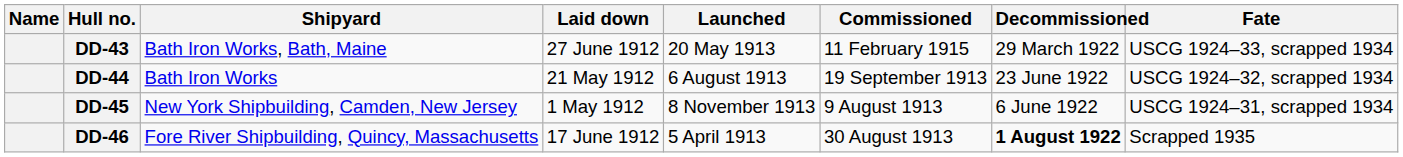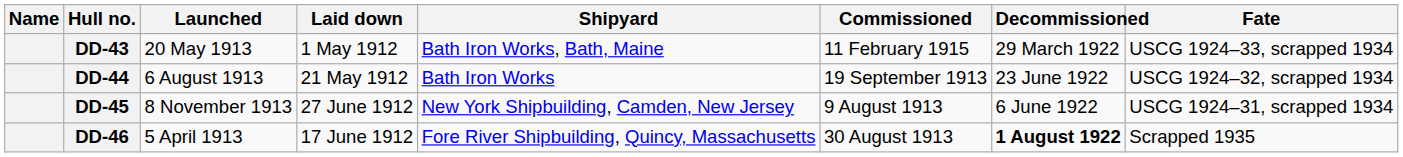columns swapped: (341, 19) <-> (742, 19)
(603, 48) 27 June 1912 -> (349, 48) 1 May 1912
(595, 107) 1 May 1912 -> (357, 107) 27 June 1912
